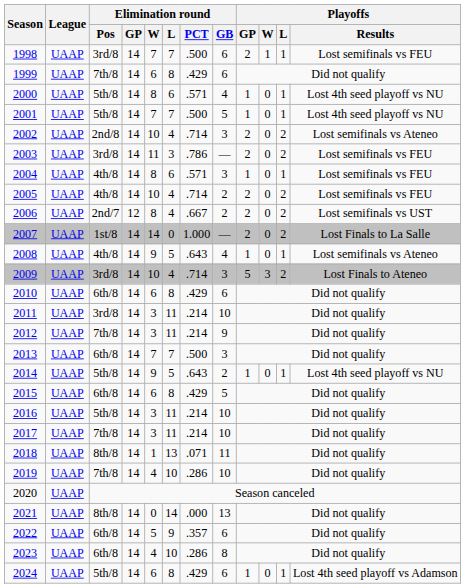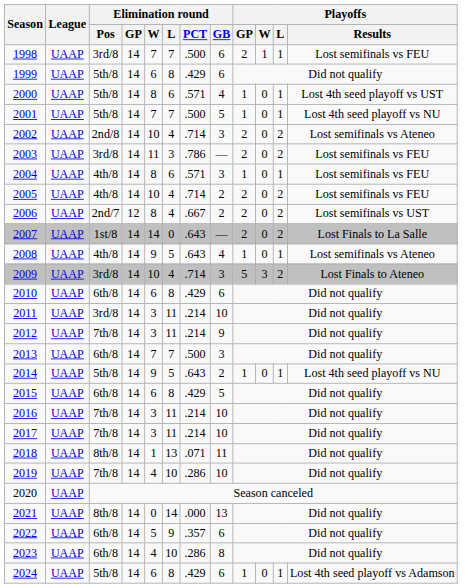(106, 74) 7th/8 -> (106, 74) 5th/8
(375, 94) Lost 4th seed playoff vs NU -> (372, 94) Lost 4th seed playoff vs UST
(197, 234) 1.000 -> (195, 234) .643
(106, 413) 5th/8 -> (106, 413) 7th/8
